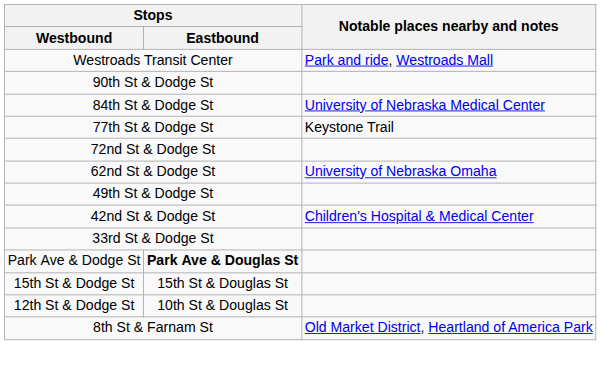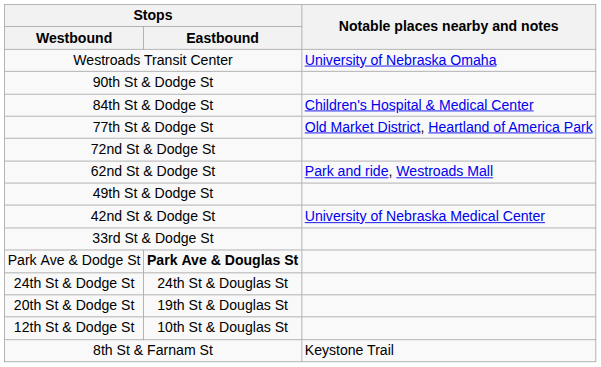(399, 60) Park and ride, Westroads Mall -> (401, 60) University of Nebraska Omaha
(425, 104) University of Nebraska Medical Center -> (419, 104) Children's Hospital & Medical Center
(349, 127) Keystone Trail -> (449, 127) Old Market District, Heartland of America Park
(401, 171) University of Nebraska Omaha -> (399, 171) Park and ride, Westroads Mall
(419, 216) Children's Hospital & Medical Center -> (425, 216) University of Nebraska Medical Center
+ row: (74, 283)
+ row: (74, 305)
- row: (74, 283)
(449, 328) Old Market District, Heartland of America Park -> (349, 350) Keystone Trail
